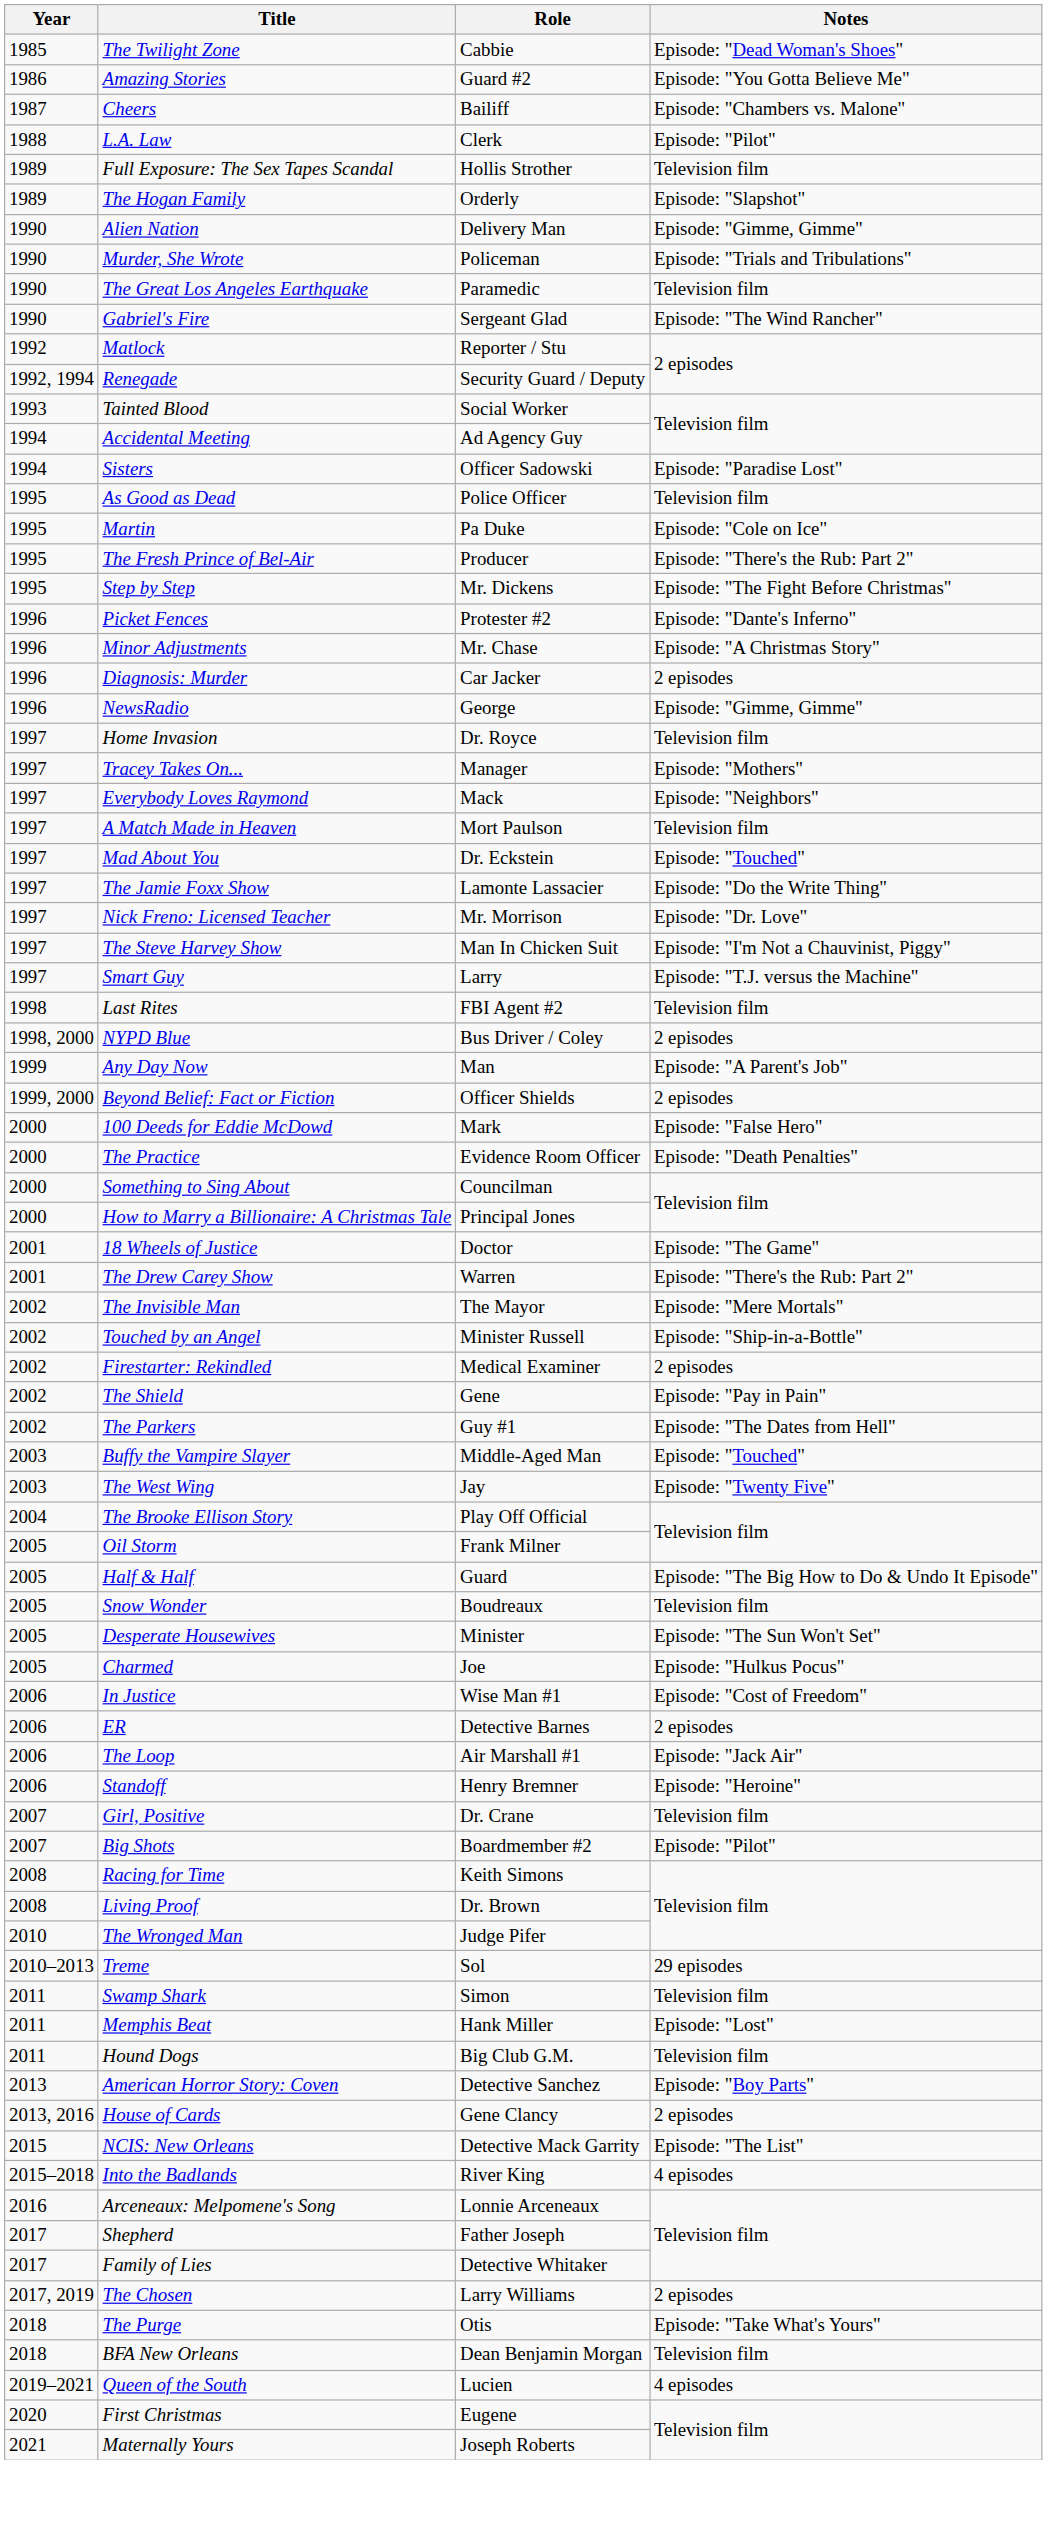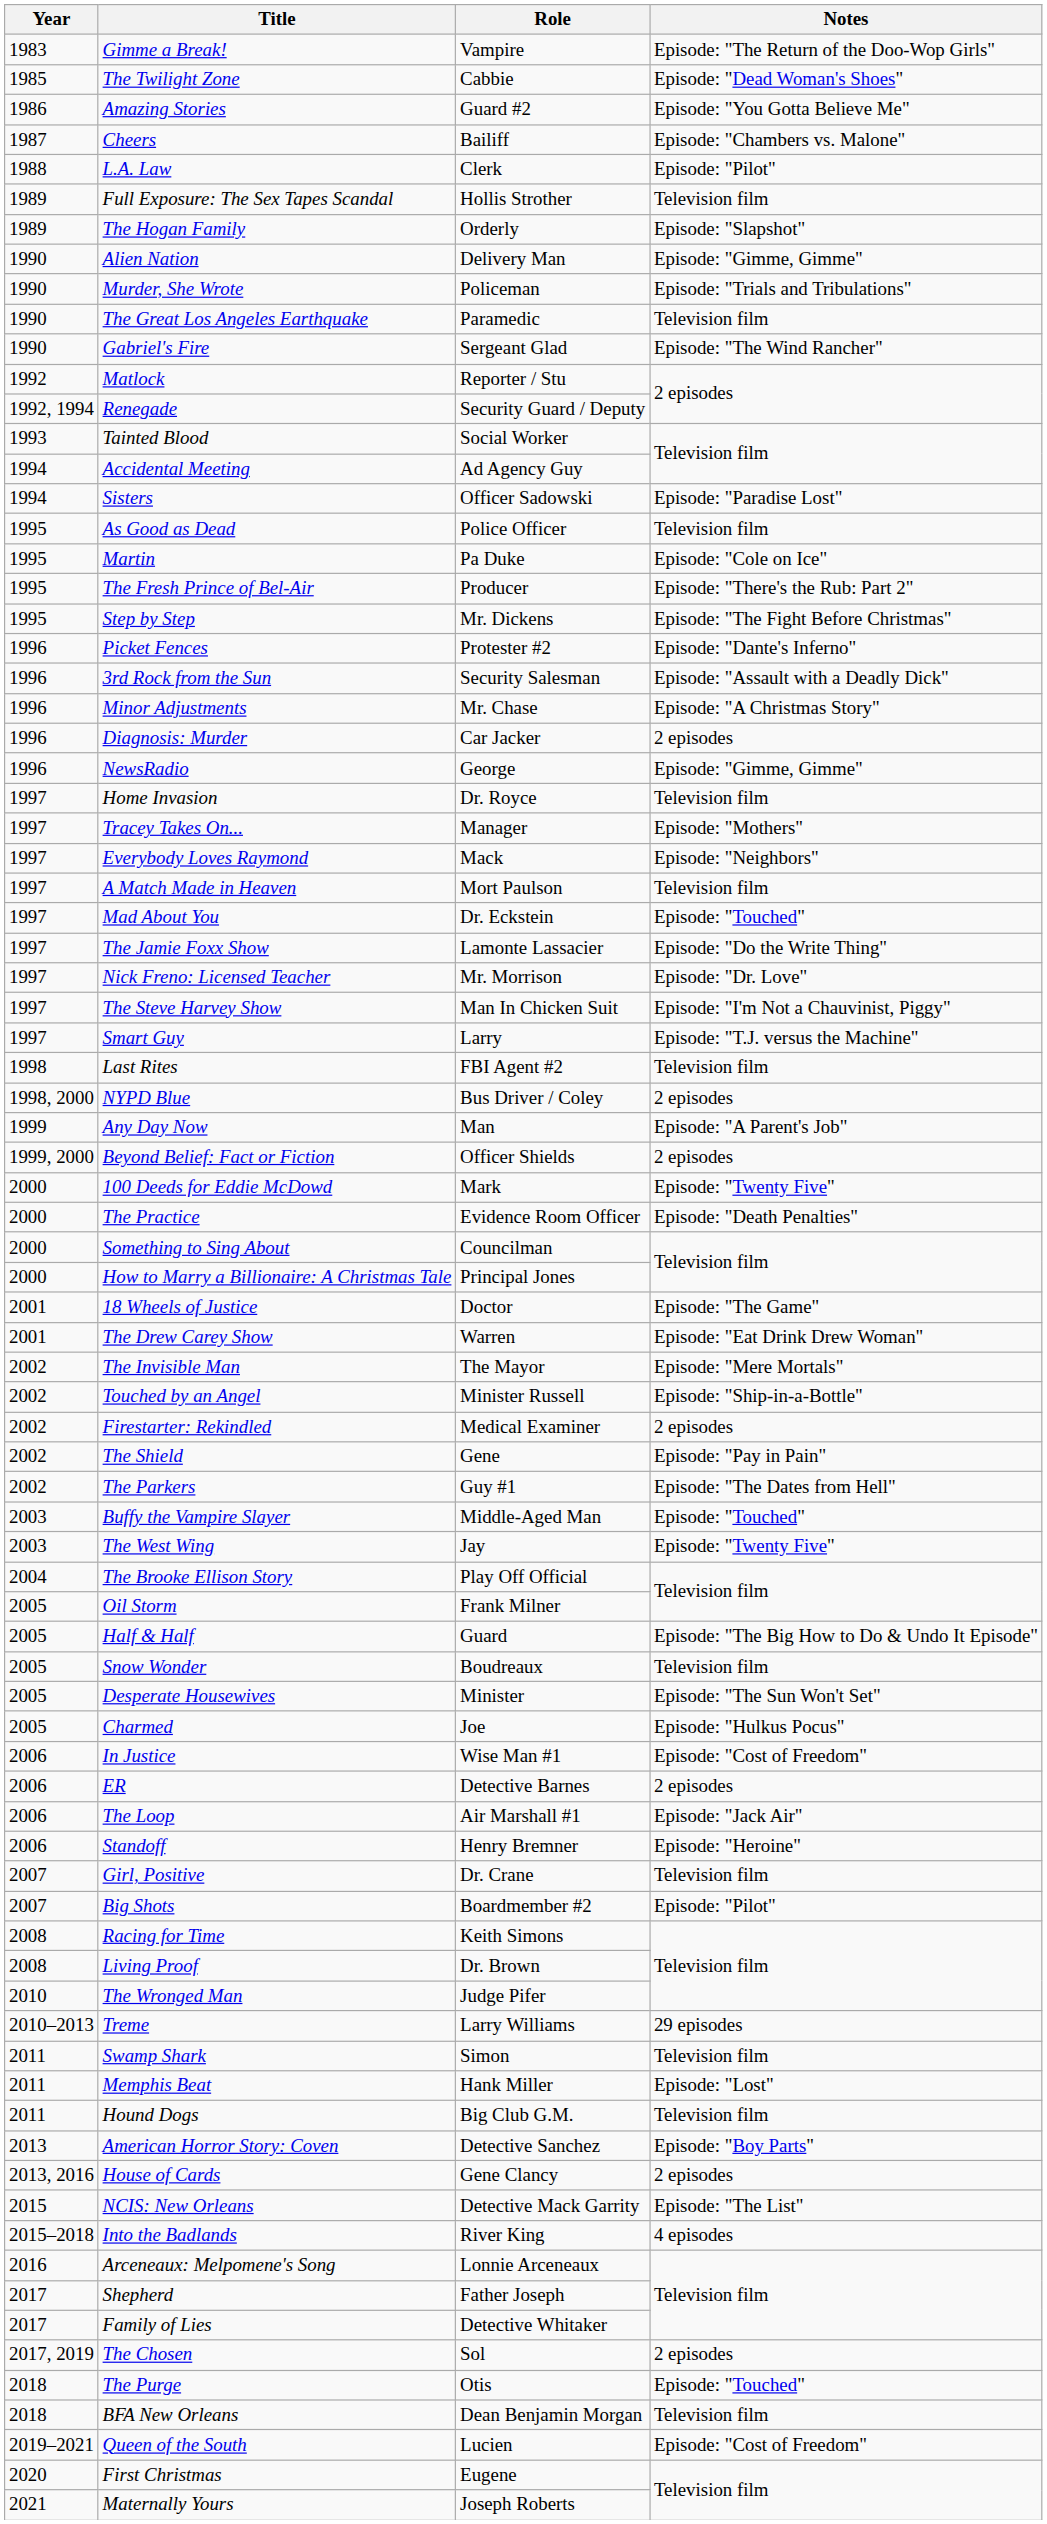+ row: (165, 49)
+ row: (187, 678)
(738, 1127) Episode: "False Hero" -> (744, 1187) Episode: "Twenty Five"
(784, 1277) Episode: "There's the Rub: Part 2" -> (789, 1336) Episode: "Eat Drink Drew Woman"
(473, 1965) Sol -> (517, 2025) Larry Williams
(517, 2295) Larry Williams -> (473, 2354) Sol
(767, 2325) Episode: "Take What's Yours" -> (729, 2384) Episode: "Touched"
(693, 2384) 4 episodes -> (760, 2444) Episode: "Cost of Freedom"
